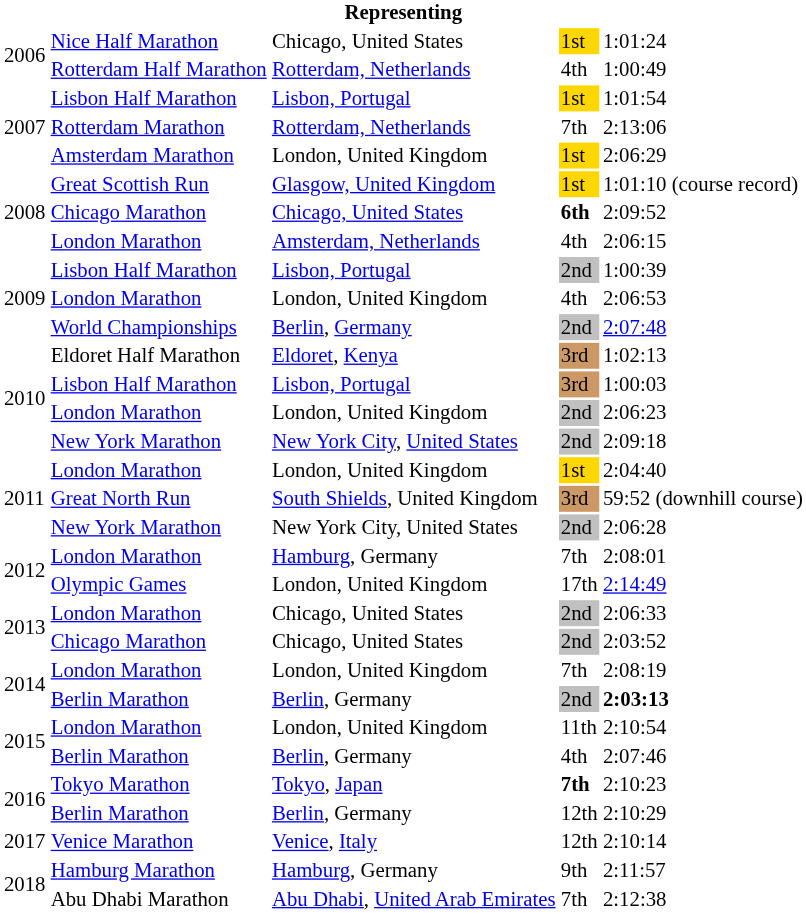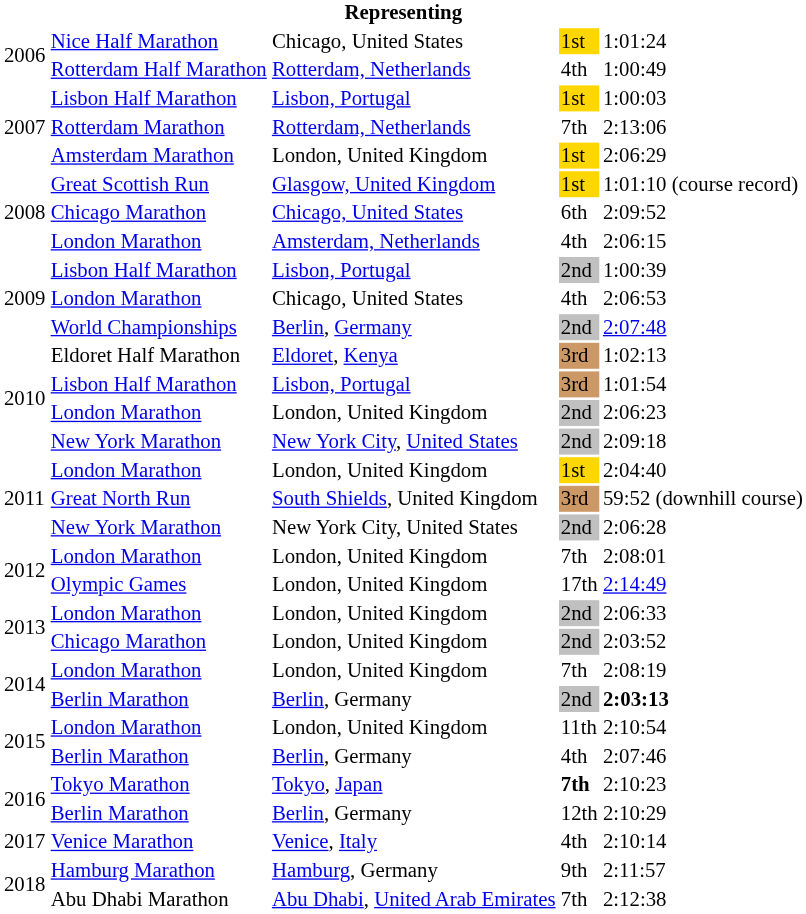(635, 98) 1:01:54 -> (635, 98) 1:00:03
(575, 212) bold -> (574, 212) normal
(380, 298) London, United Kingdom -> (368, 298) Chicago, United States
(635, 384) 1:00:03 -> (635, 384) 1:01:54
(355, 555) Hamburg, Germany -> (380, 555) London, United Kingdom
(368, 613) Chicago, United States -> (380, 613) London, United Kingdom
(368, 641) Chicago, United States -> (380, 641) London, United Kingdom
(579, 841) 12th -> (574, 841) 4th
